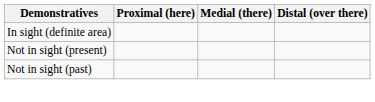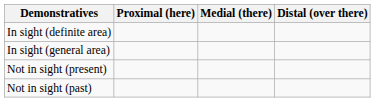+ row: (58, 50)
